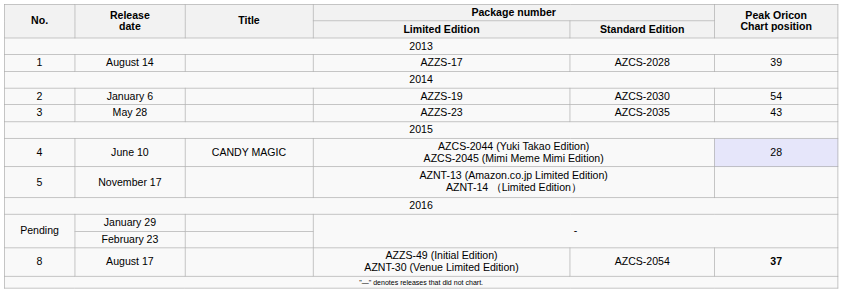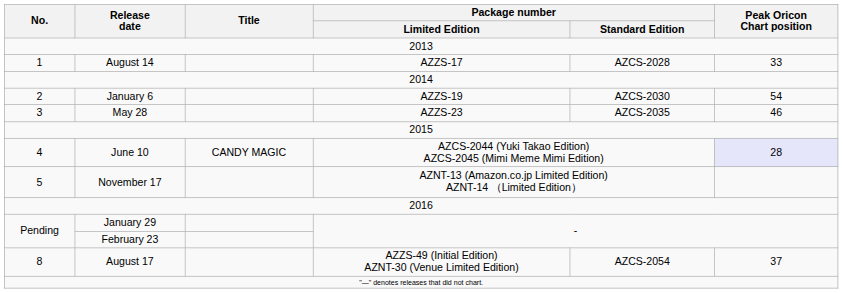(776, 63) 39 -> (776, 63) 33
(776, 113) 43 -> (776, 113) 46
(776, 262) bold -> (776, 262) normal
